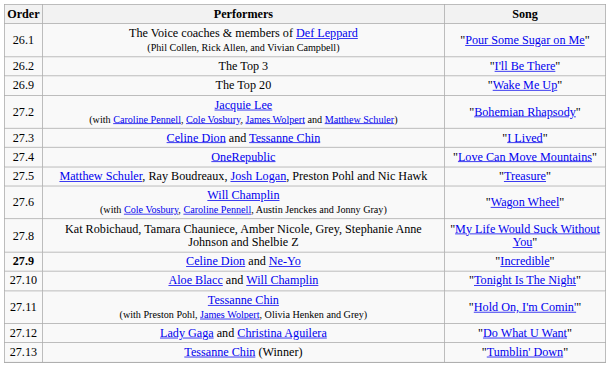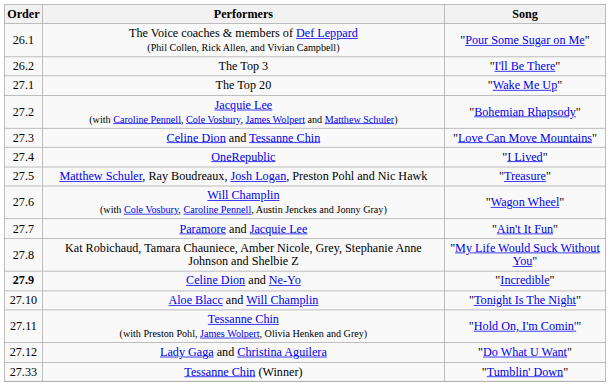(23, 85) 26.9 -> (23, 85) 27.1
(525, 137) "I Lived" -> (525, 137) "Love Can Move Mountains"
(525, 157) "Love Can Move Mountains" -> (525, 157) "I Lived"
+ row: (243, 228)
(23, 352) 27.13 -> (23, 371) 27.33
